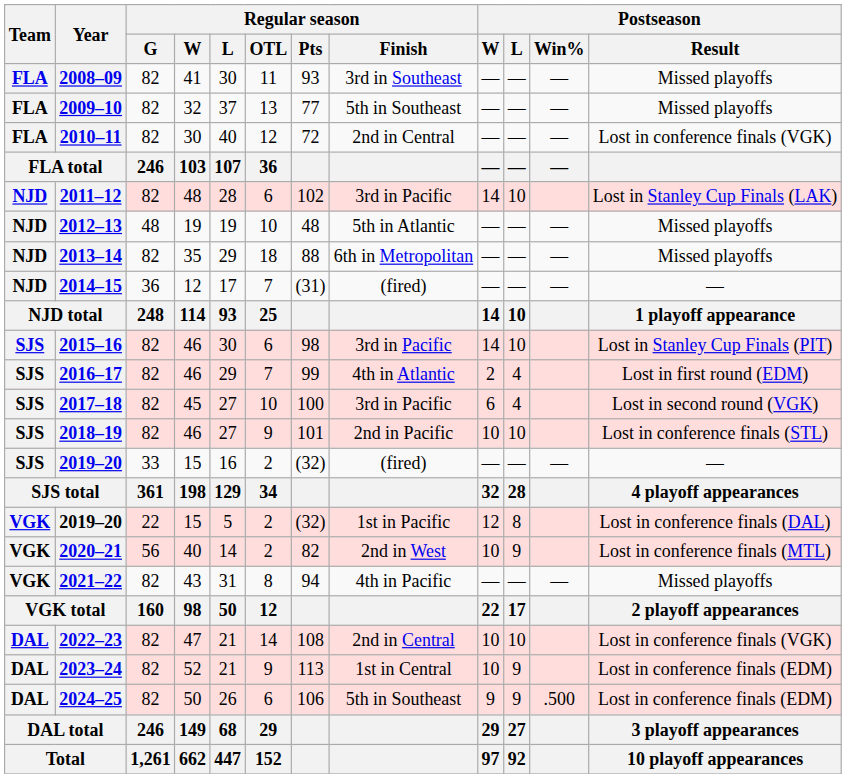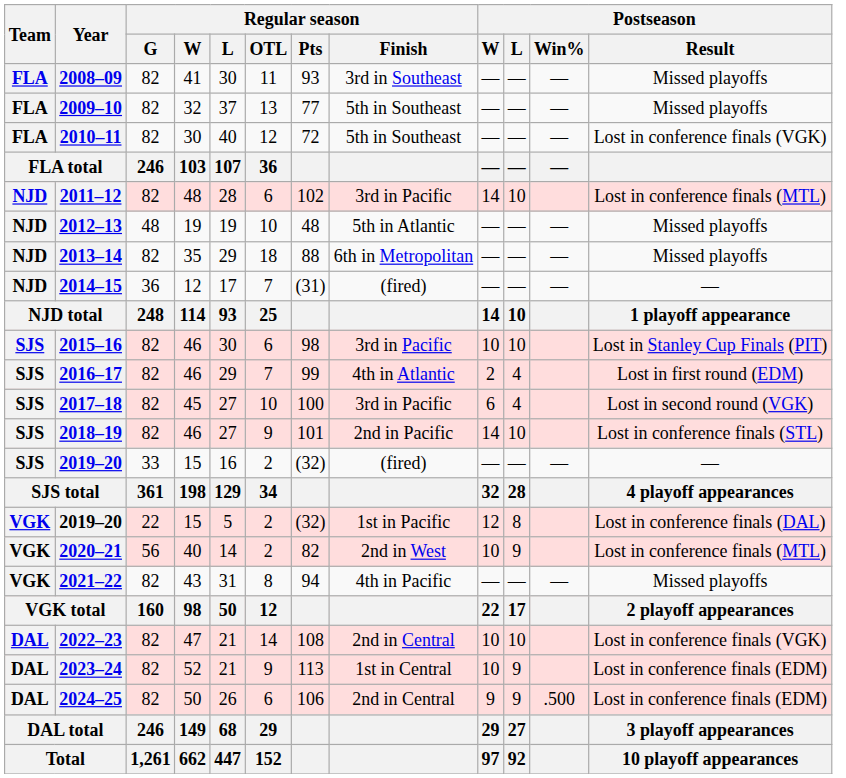(403, 137) 2nd in Central -> (403, 137) 5th in Southeast
(715, 196) Lost in Stanley Cup Finals (LAK) -> (710, 196) Lost in conference finals (MTL)
(490, 344) 14 -> (490, 344) 10
(490, 433) 10 -> (490, 433) 14
(403, 699) 5th in Southeast -> (403, 699) 2nd in Central
